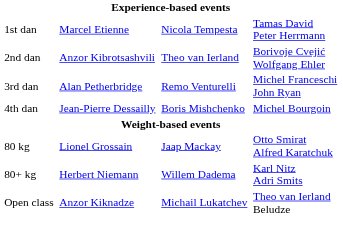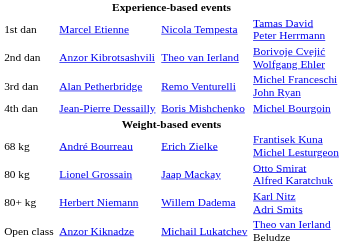+ row: (17, 146)
